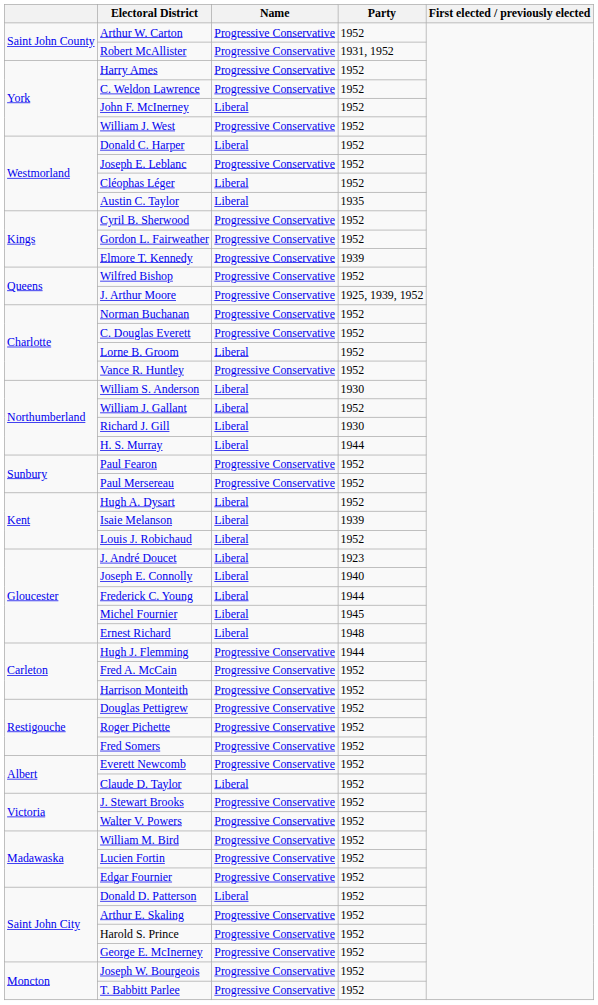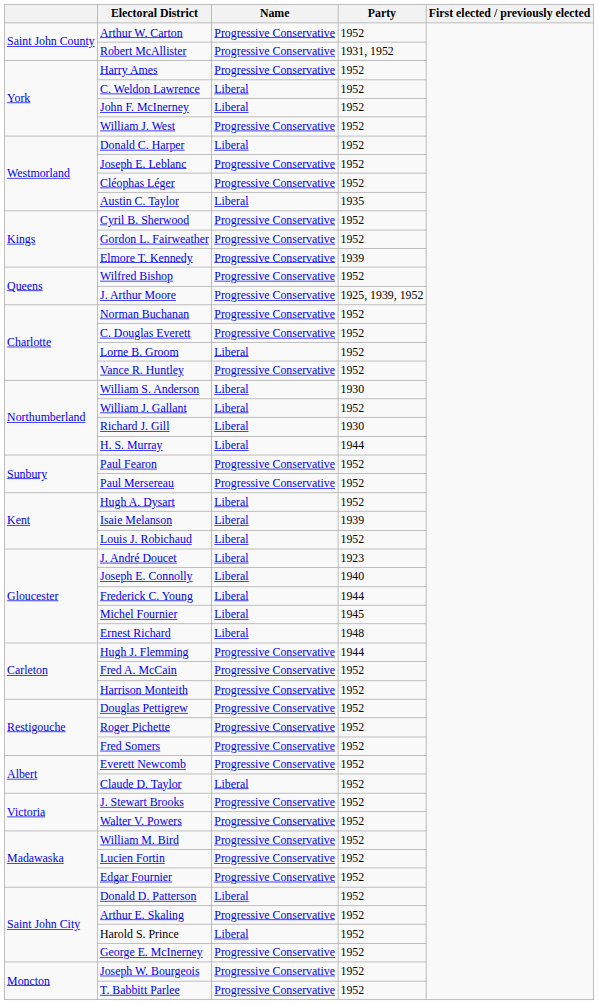(275, 88) Progressive Conservative -> (231, 88) Liberal
(231, 182) Liberal -> (275, 182) Progressive Conservative
(275, 933) Progressive Conservative -> (231, 933) Liberal
